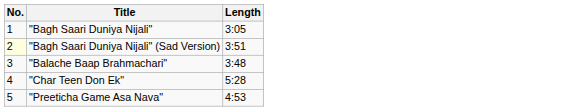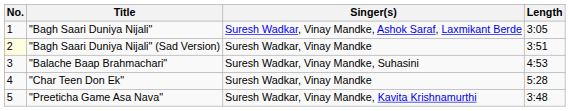+ column: (373, 13)
(236, 64) 3:48 -> (537, 64) 4:53
(236, 98) 4:53 -> (537, 98) 3:48
